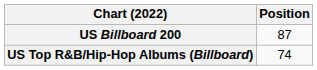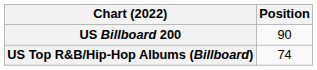(285, 34) 87 -> (285, 34) 90
